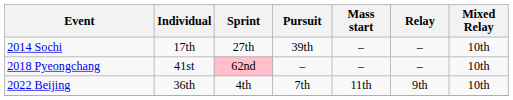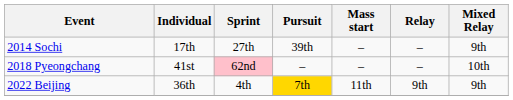(479, 47) 10th -> (479, 47) 9th
(302, 85) no background -> (302, 85) gold background
(479, 85) 10th -> (479, 85) 9th
